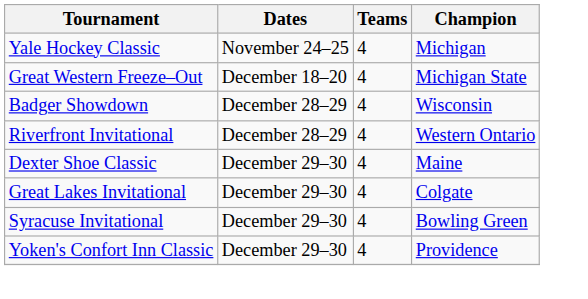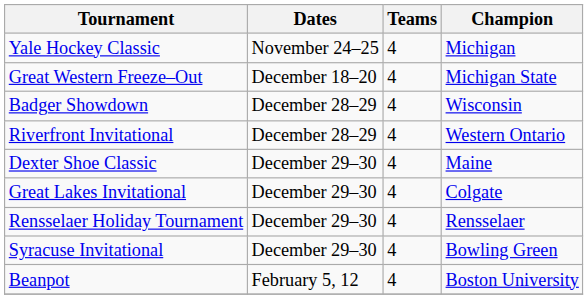+ row: (126, 221)
- row: (111, 250)
+ row: (39, 279)
